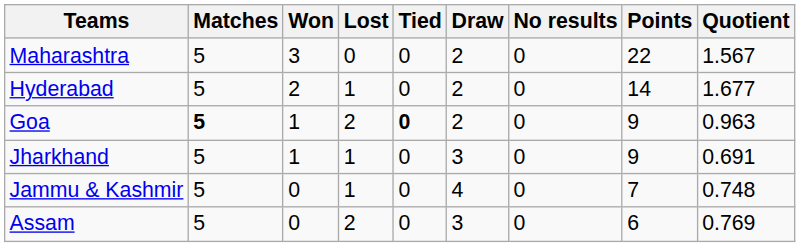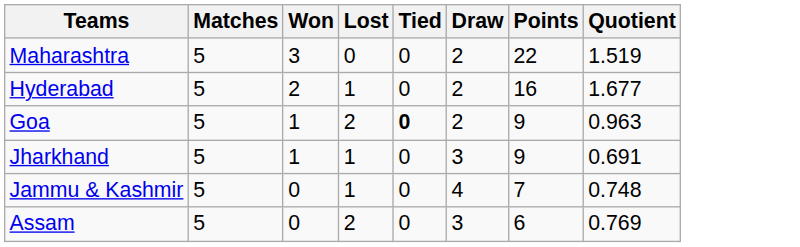- column: (565, 21)
(729, 55) 1.567 -> (615, 55) 1.519
(639, 88) 14 -> (525, 88) 16
(199, 122) bold -> (199, 122) normal
